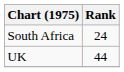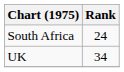(101, 56) 44 -> (101, 56) 34
